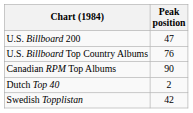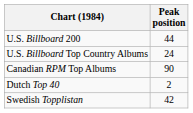(169, 38) 47 -> (169, 38) 44
(169, 54) 76 -> (169, 54) 24
